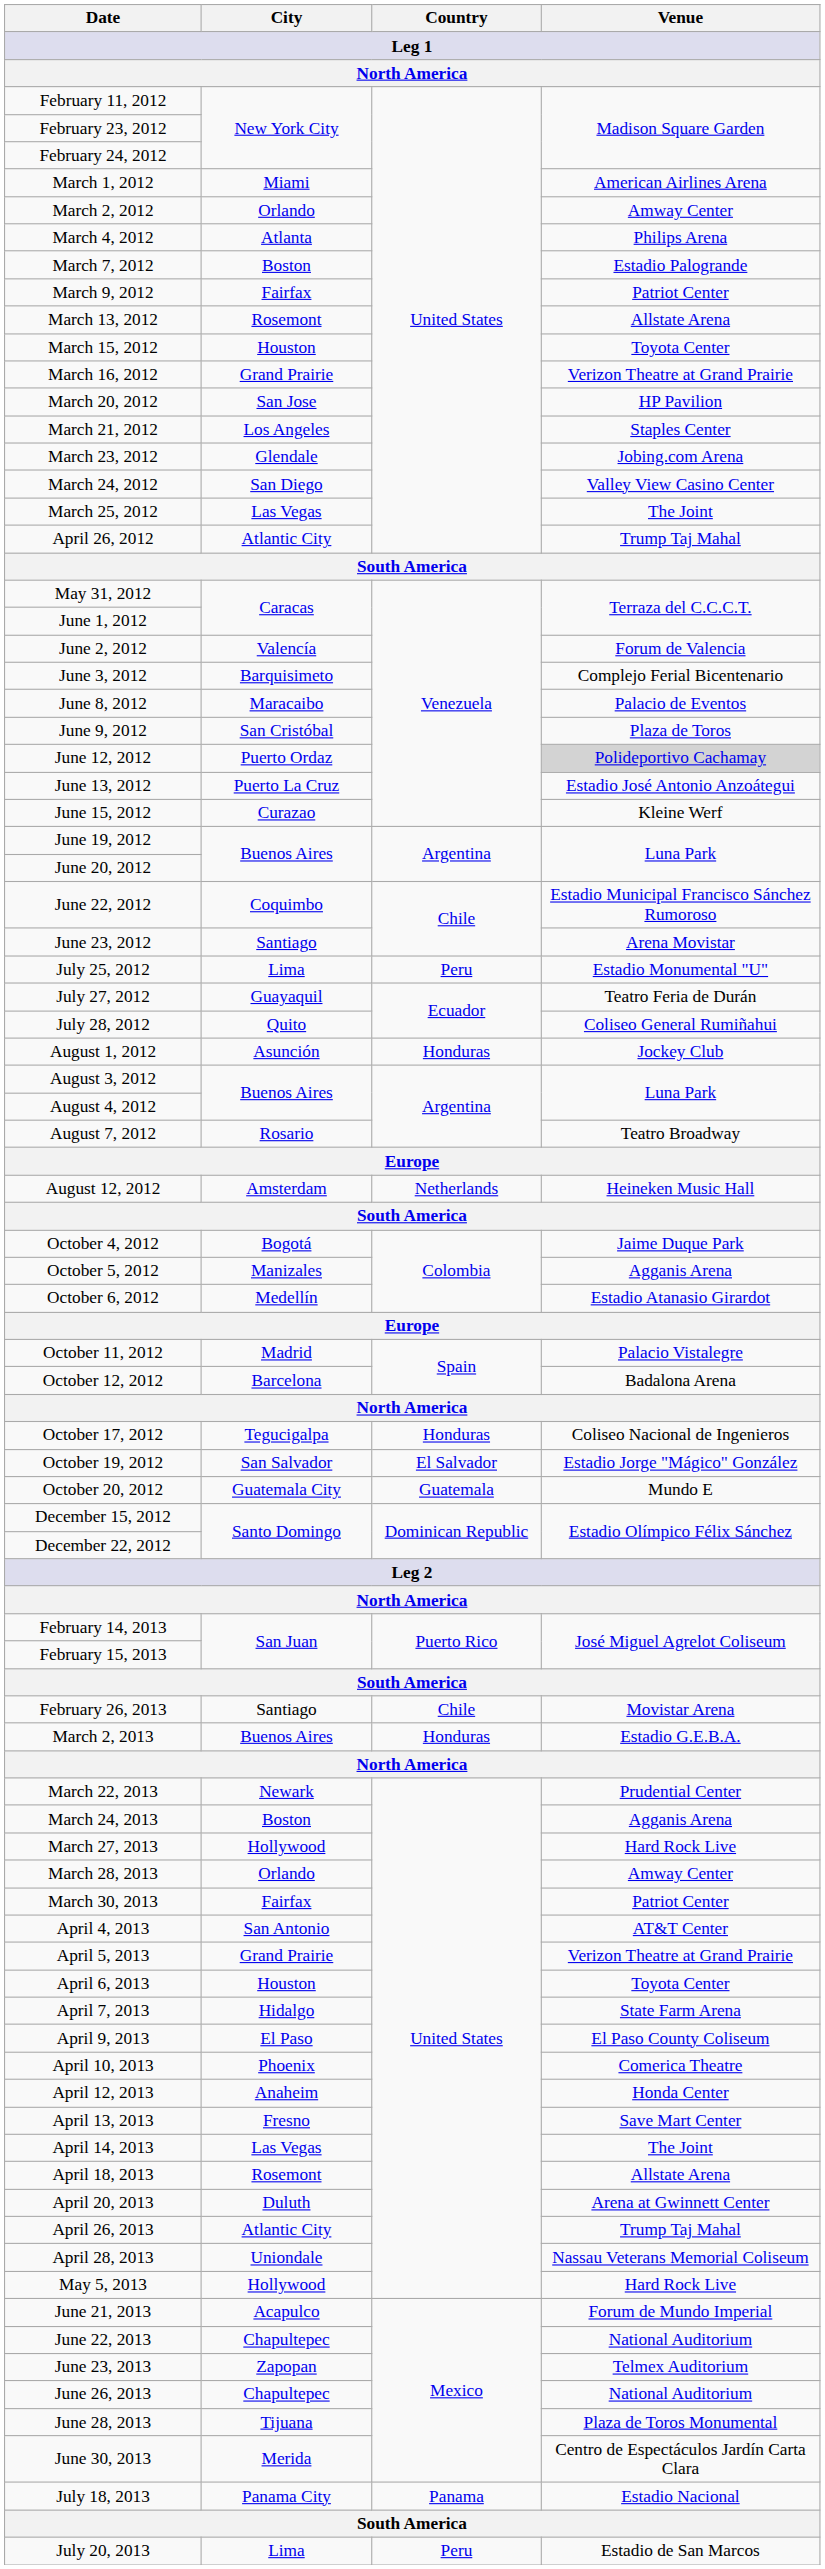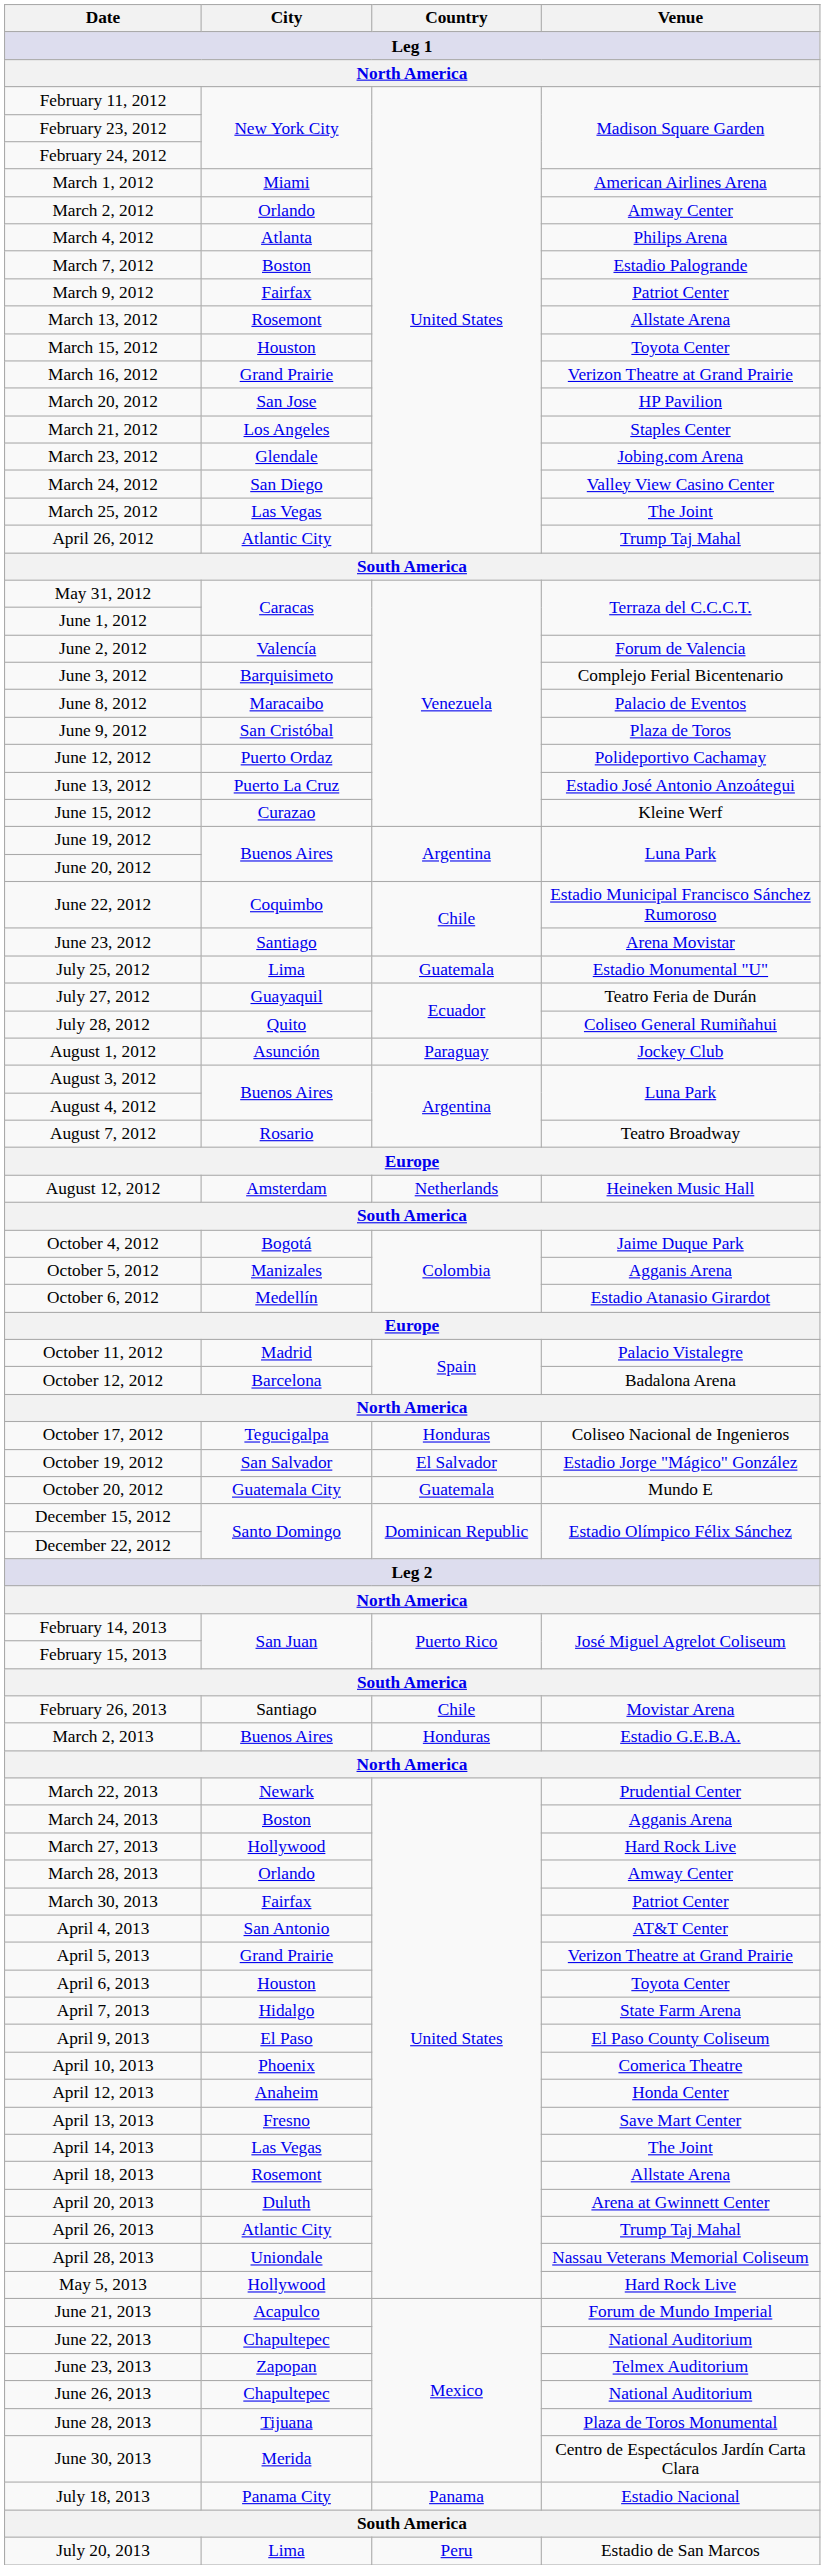(680, 758) lightgrey background -> (680, 758) no background
(456, 969) Peru -> (456, 969) Guatemala
(456, 1051) Honduras -> (456, 1051) Paraguay
